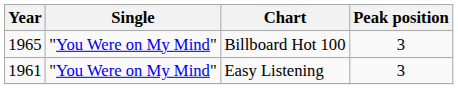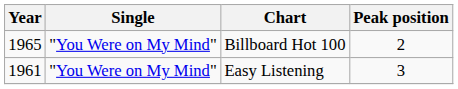(401, 44) 3 -> (401, 44) 2
